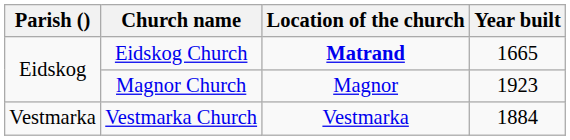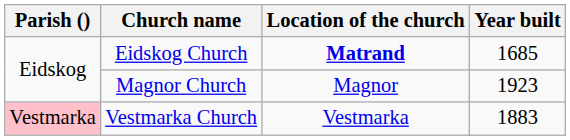(517, 53) 1665 -> (517, 53) 1685
(53, 118) no background -> (53, 118) pink background
(517, 118) 1884 -> (517, 118) 1883
